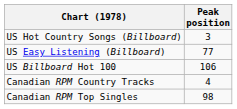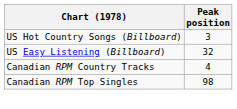(208, 52) 77 -> (208, 52) 32
- row: (61, 67)
